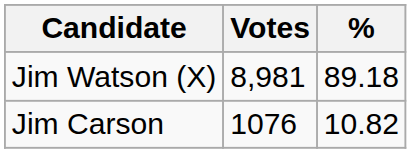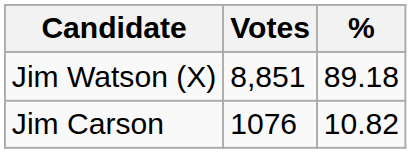(268, 76) 8,981 -> (268, 76) 8,851
